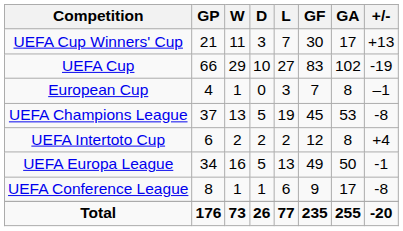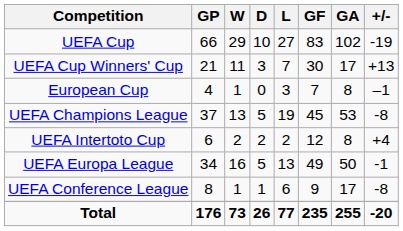rows swapped: (98, 66) <-> (98, 41)
